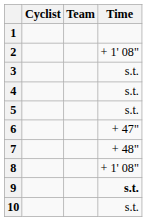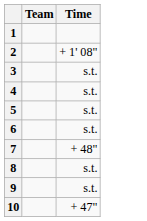- column: (43, 14)
(125, 129) + 47" -> (90, 129) s.t.
(120, 168) + 1' 08" -> (90, 168) s.t.
(131, 187) bold -> (90, 187) normal
(132, 206) s.t. -> (84, 206) + 47"
